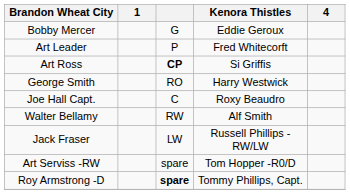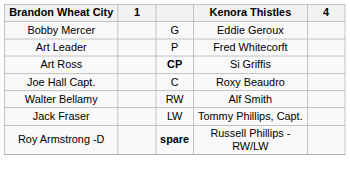- row: (61, 82)
(250, 140) Russell Phillips -RW/LW -> (250, 116) Tommy Phillips, Capt.
- row: (61, 163)
(250, 180) Tommy Phillips, Capt. -> (250, 140) Russell Phillips -RW/LW
